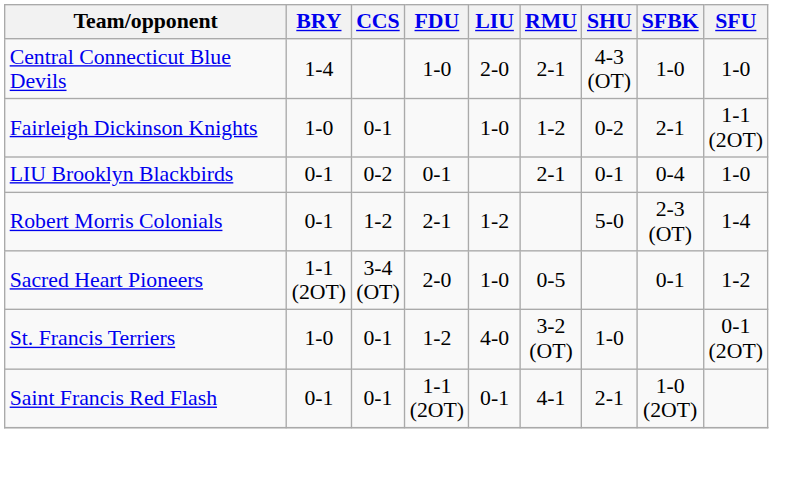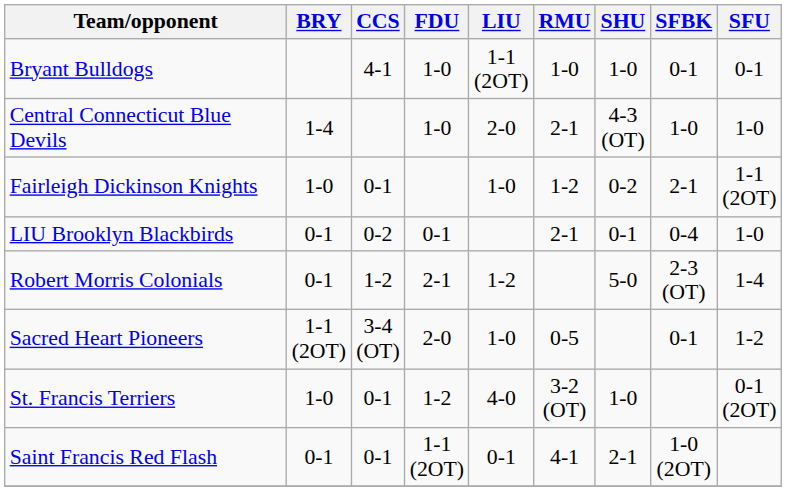+ row: (81, 68)
